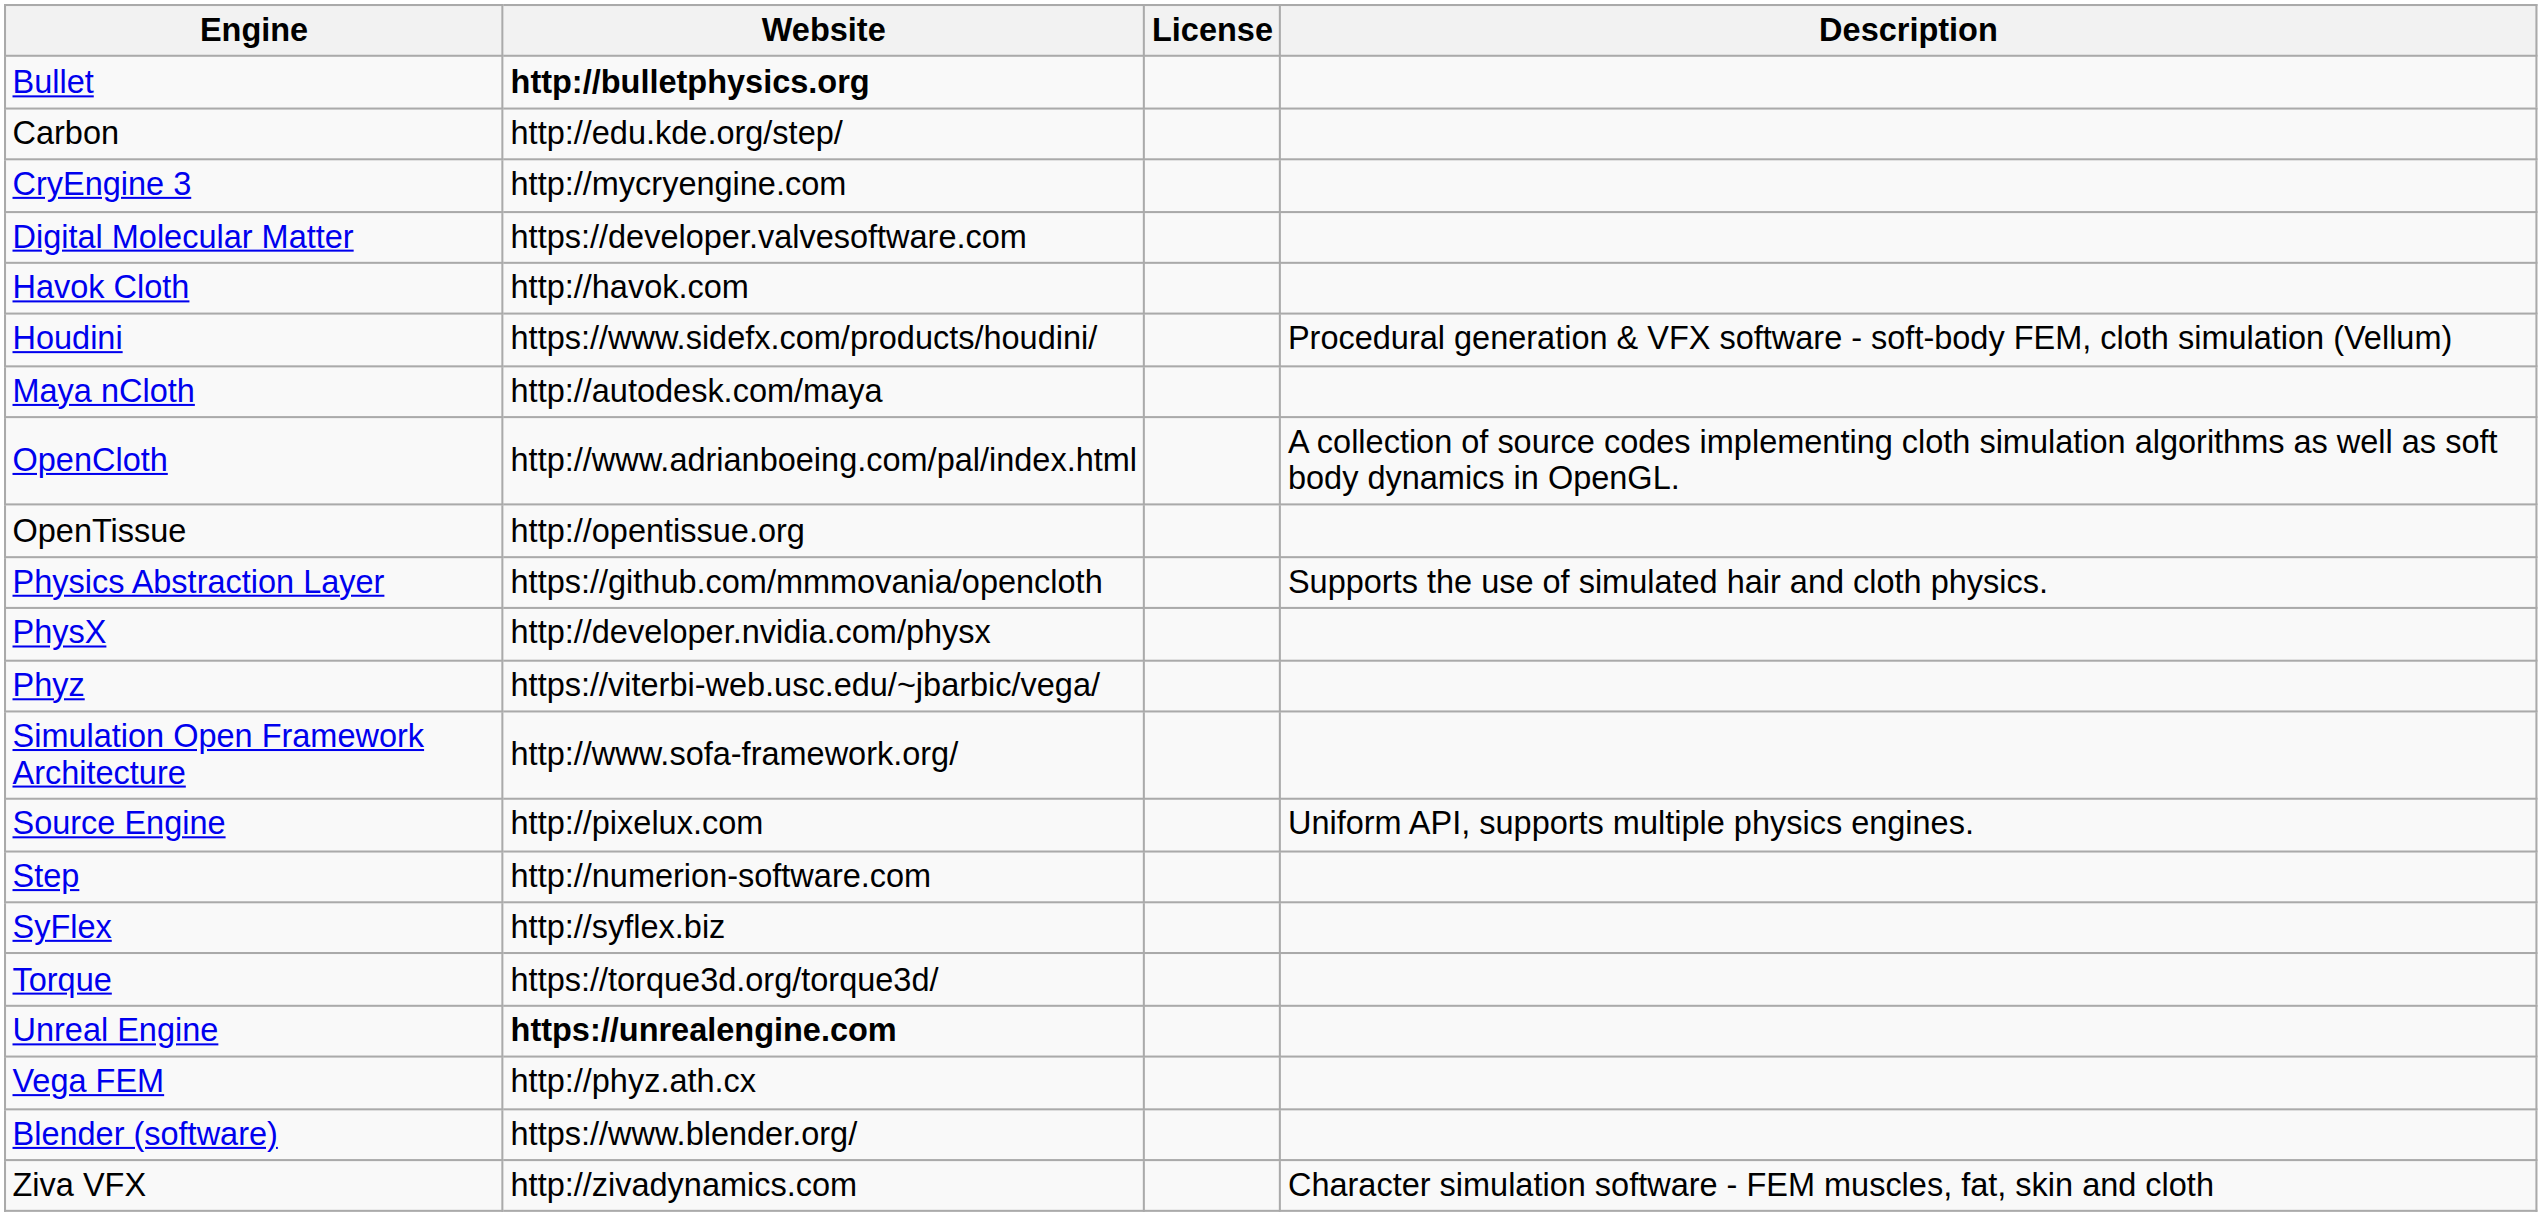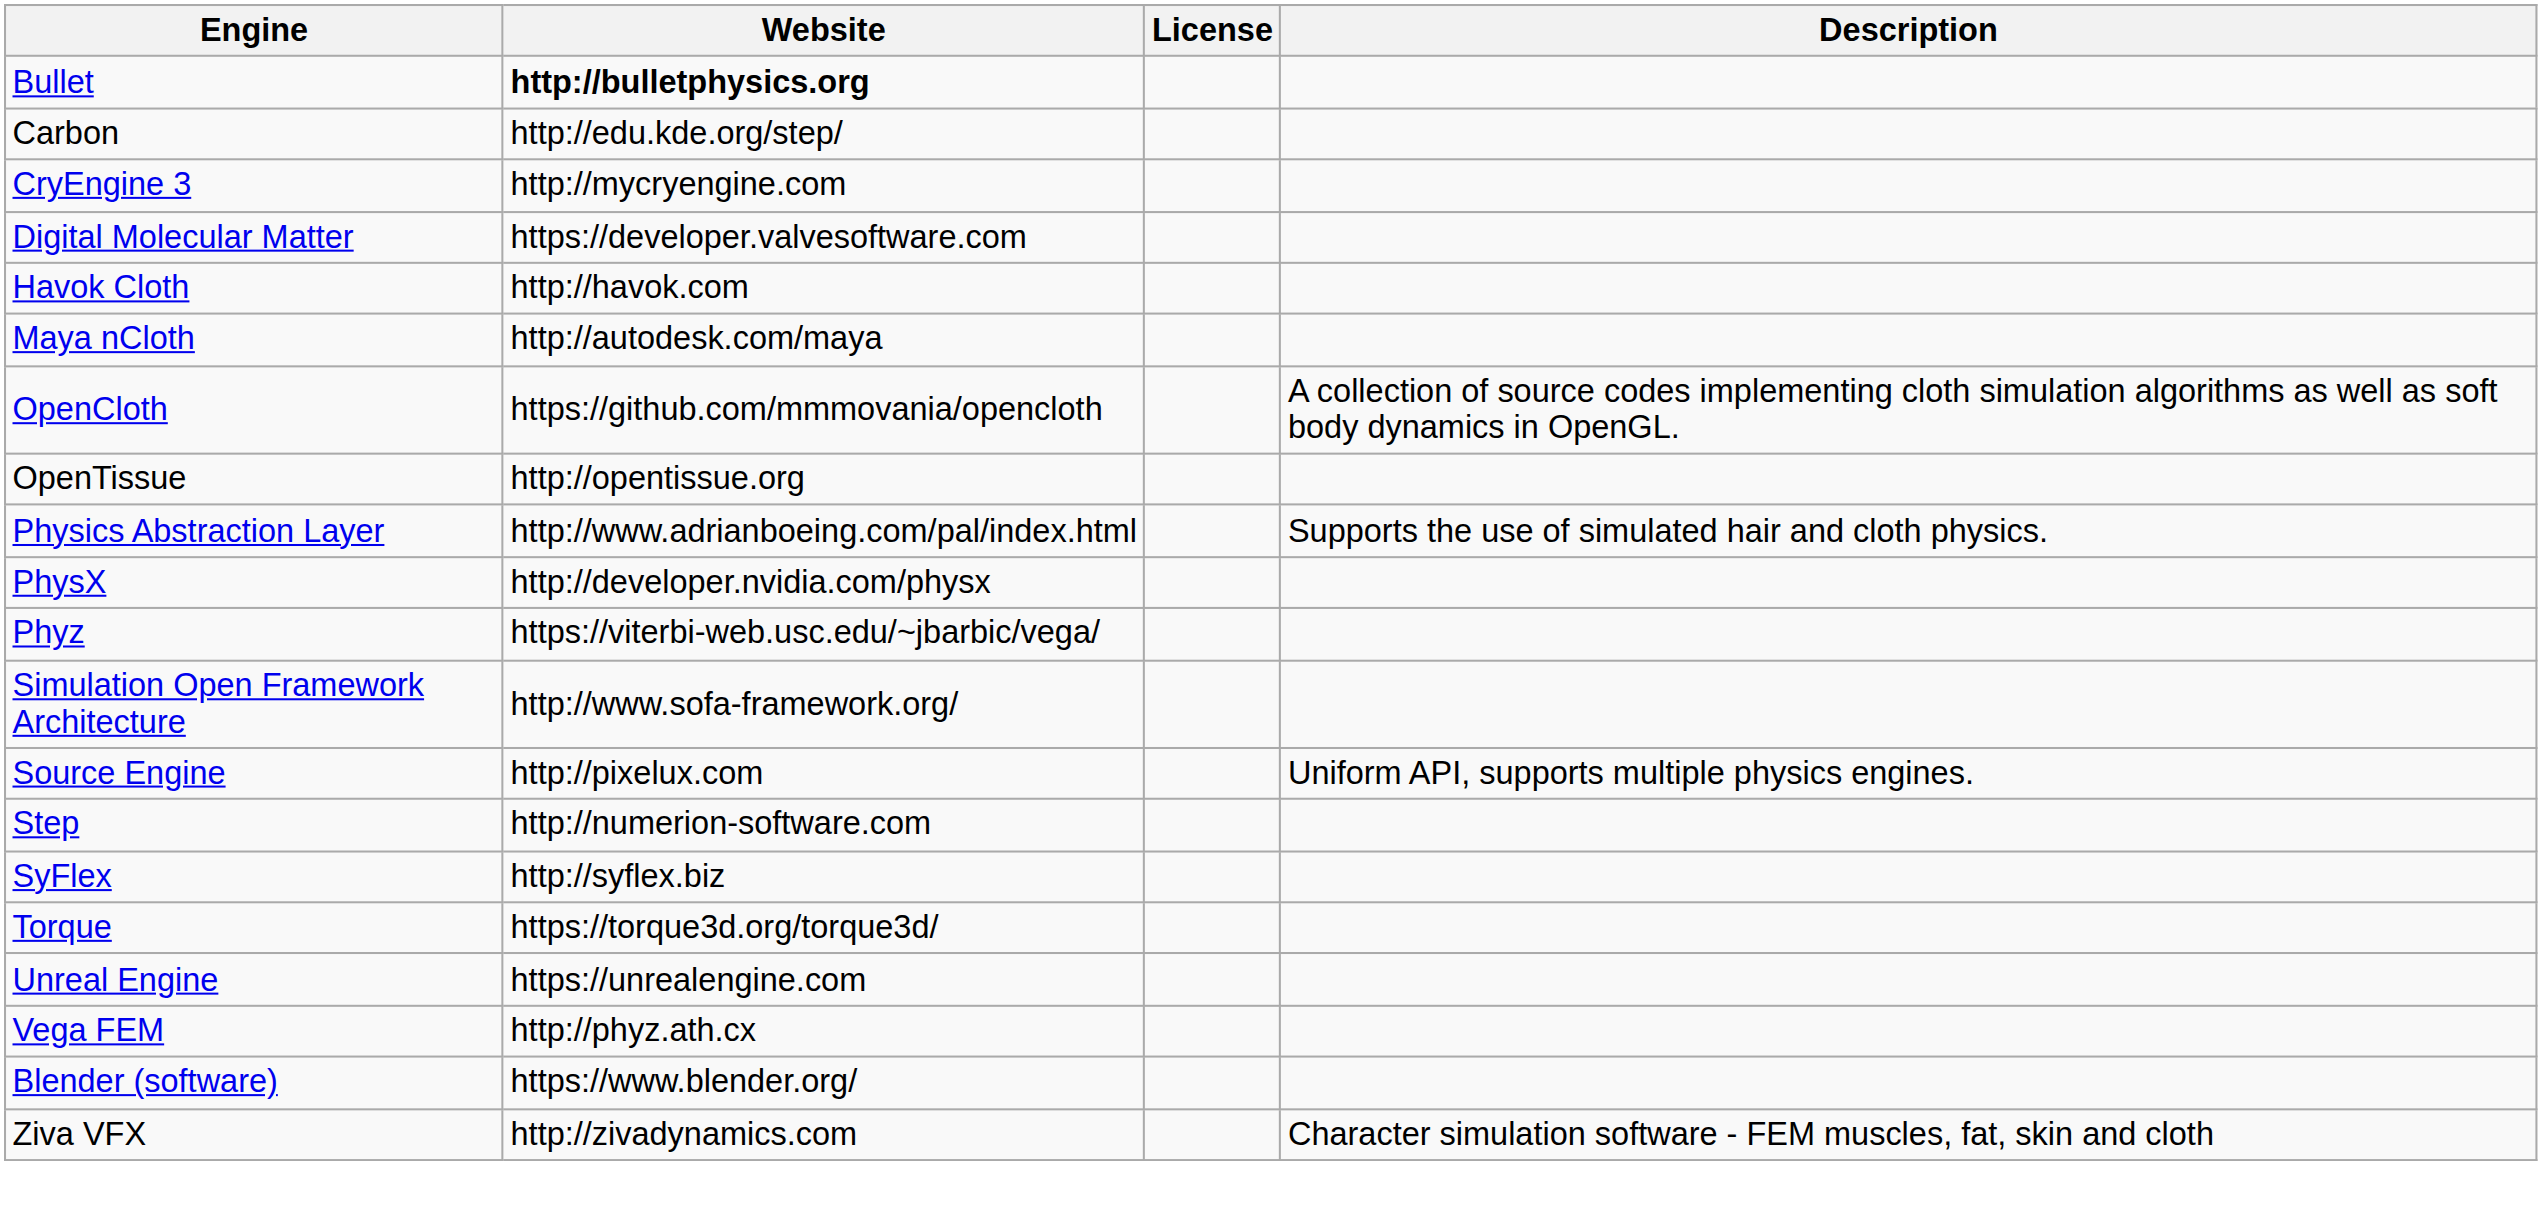- row: (68, 339)
(824, 460) http://www.adrianboeing.com/pal/index.html -> (807, 409) https://github.com/mmmovania/opencloth
(807, 581) https://github.com/mmmovania/opencloth -> (824, 530) http://www.adrianboeing.com/pal/index.html
(704, 1030) bold -> (688, 979) normal
